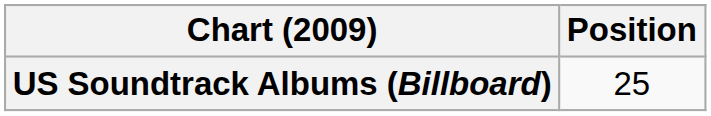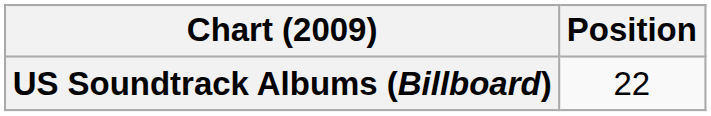(632, 82) 25 -> (632, 82) 22
